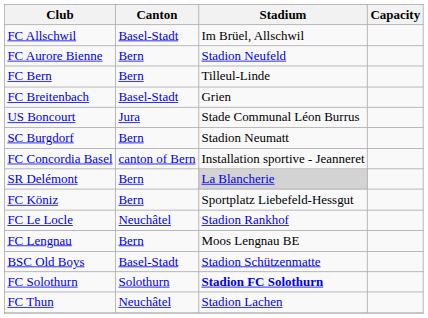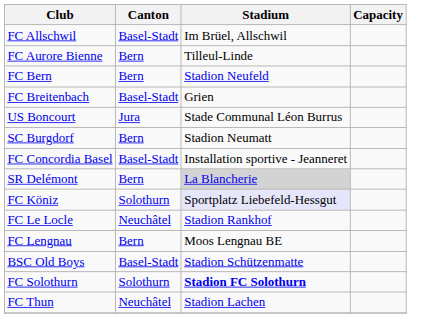(244, 55) Stadion Neufeld -> (219, 55) Tilleul-Linde
(236, 76) Tilleul-Linde -> (226, 76) Stadion Neufeld
(157, 158) canton of Bern -> (148, 158) Basel-Stadt
(131, 199) Bern -> (144, 199) Solothurn
(278, 199) no background -> (260, 199) lavender background
